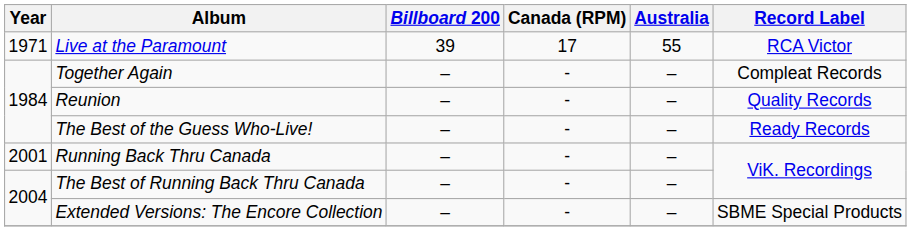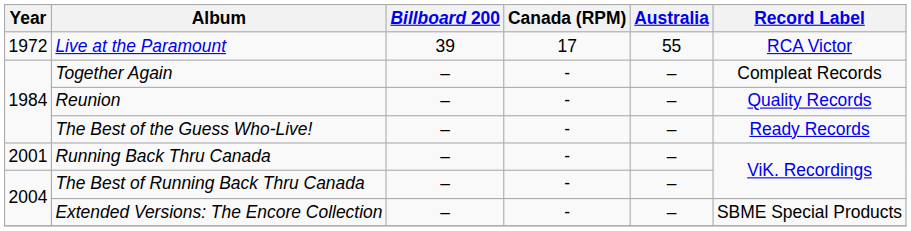(28, 45) 1971 -> (28, 45) 1972
